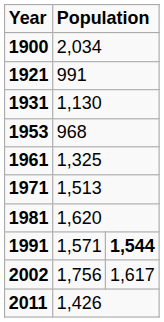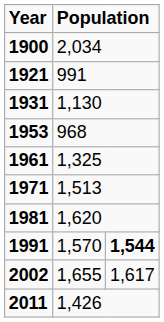(79, 246) 1,571 -> (79, 246) 1,570
(79, 274) 1,756 -> (79, 274) 1,655
